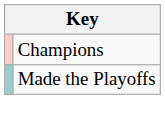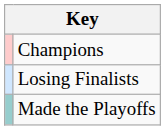+ row: (78, 79)
